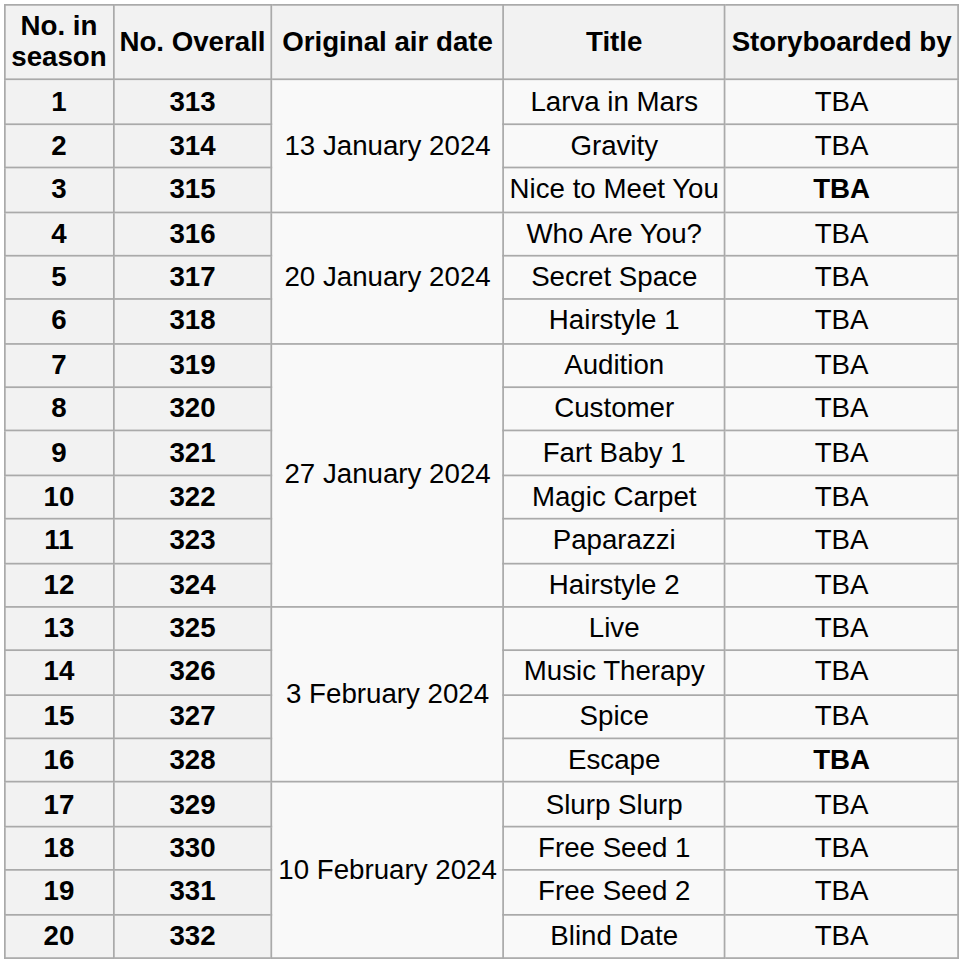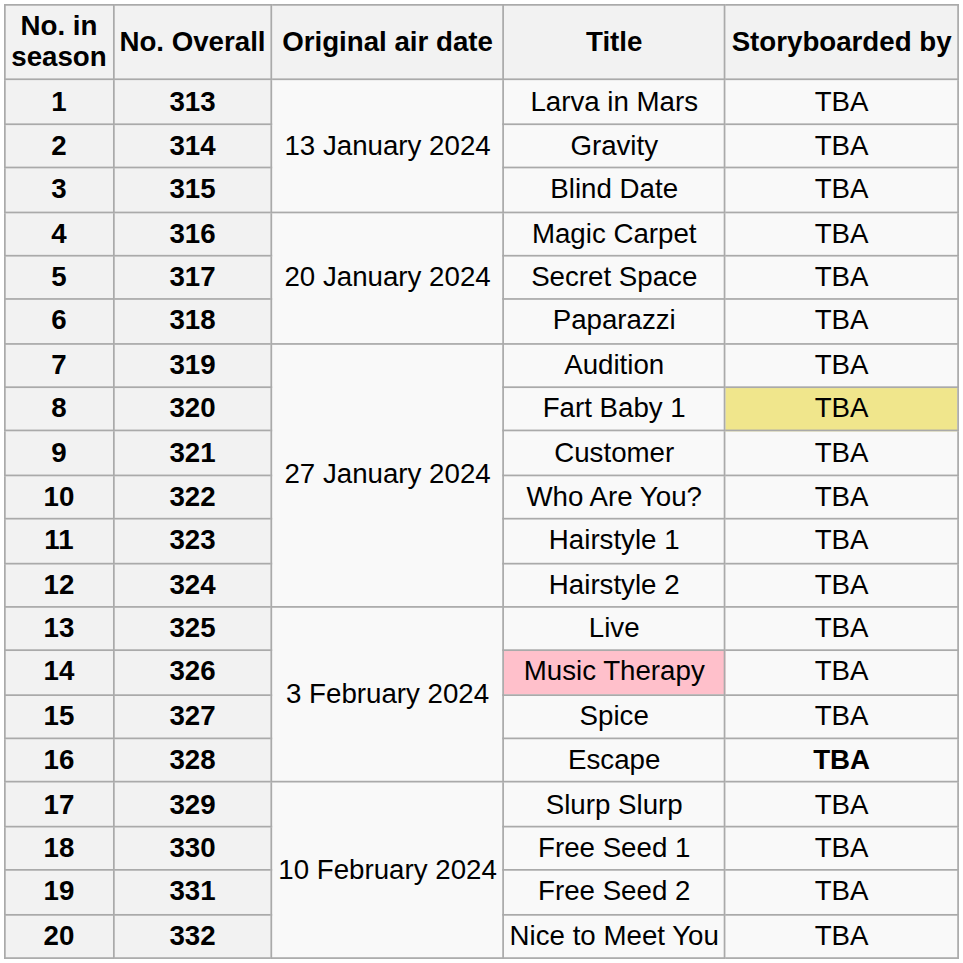(614, 189) Nice to Meet You -> (614, 189) Blind Date
(842, 189) bold -> (842, 189) normal
(614, 233) Who Are You? -> (614, 233) Magic Carpet
(614, 320) Hairstyle 1 -> (614, 320) Paparazzi
(614, 408) Customer -> (614, 408) Fart Baby 1
(842, 408) no background -> (842, 408) khaki background
(614, 452) Fart Baby 1 -> (614, 452) Customer
(614, 496) Magic Carpet -> (614, 496) Who Are You?
(614, 540) Paparazzi -> (614, 540) Hairstyle 1
(614, 672) no background -> (614, 672) pink background
(614, 935) Blind Date -> (614, 935) Nice to Meet You
